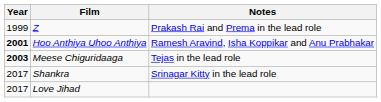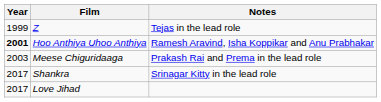(236, 27) Prakash Rai and Prema in the lead role -> (196, 27) Tejas in the lead role
(17, 58) bold -> (17, 58) normal
(196, 58) Tejas in the lead role -> (236, 58) Prakash Rai and Prema in the lead role
